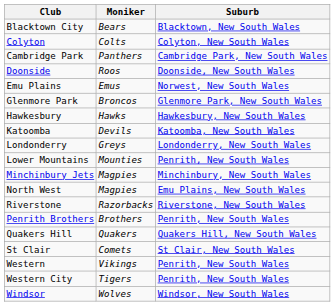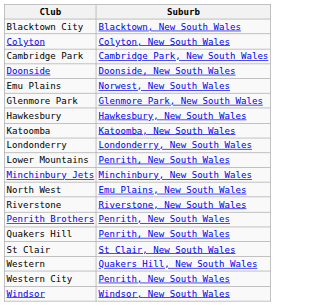- column: (126, 12)
(237, 234) Quakers Hill, New South Wales -> (164, 234) Penrith, New South Wales
(223, 264) Penrith, New South Wales -> (178, 264) Quakers Hill, New South Wales
